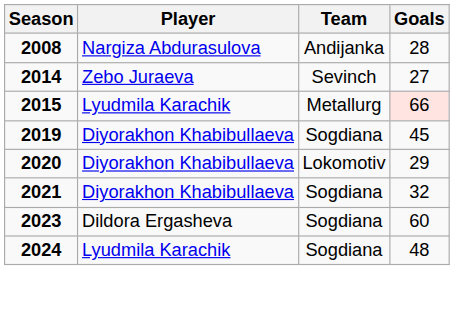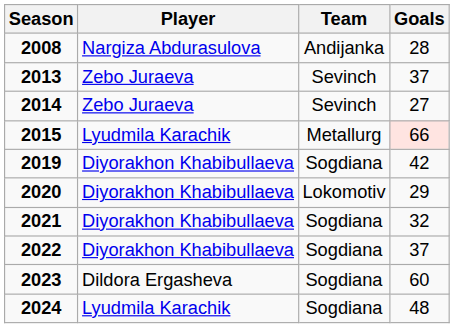+ row: (41, 76)
(419, 134) 45 -> (419, 163) 42
+ row: (41, 250)
